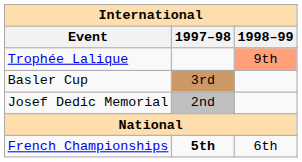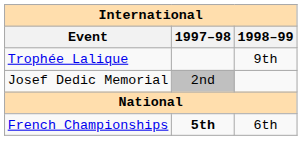(266, 59) lightsalmon background -> (266, 59) no background
- row: (48, 81)
